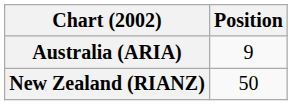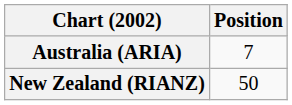(248, 52) 9 -> (248, 52) 7
